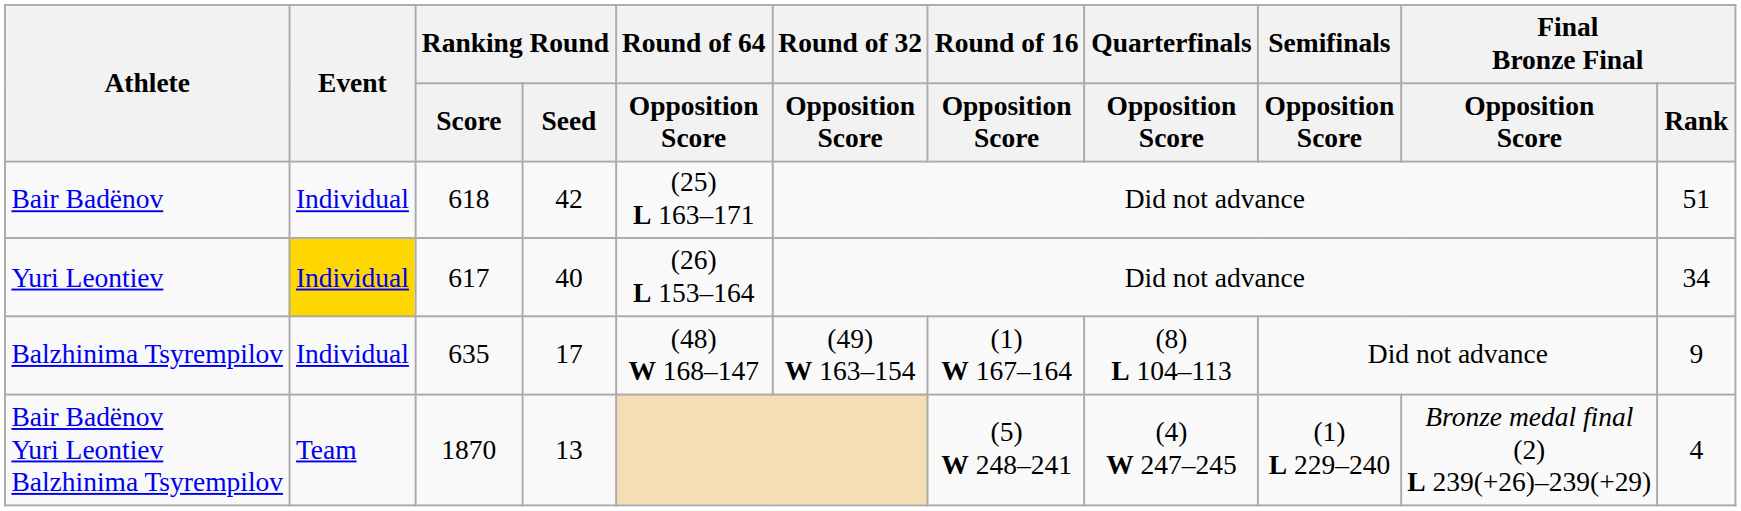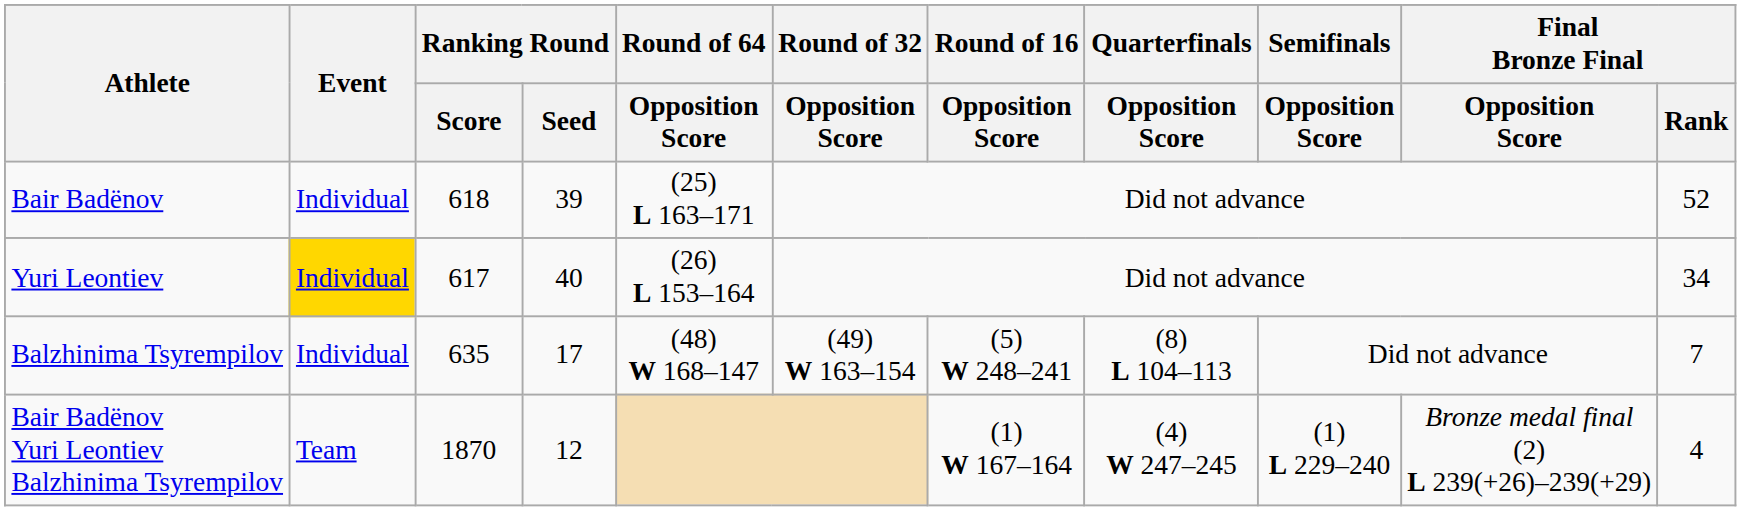(569, 199) 42 -> (569, 199) 39
(1696, 199) 51 -> (1696, 199) 52
(1007, 355) (1) W 167–164 -> (1007, 355) (5) W 248–241
(1696, 355) 9 -> (1696, 355) 7
(569, 449) 13 -> (569, 449) 12
(1007, 449) (5) W 248–241 -> (1007, 449) (1) W 167–164
